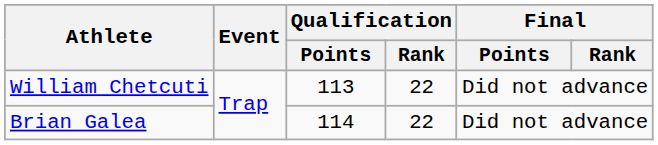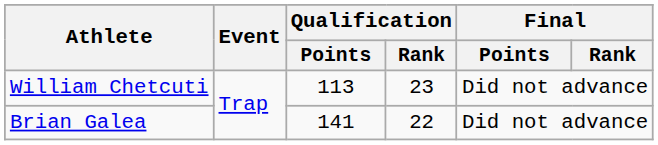(422, 88) 22 -> (422, 88) 23
(336, 122) 114 -> (336, 122) 141
